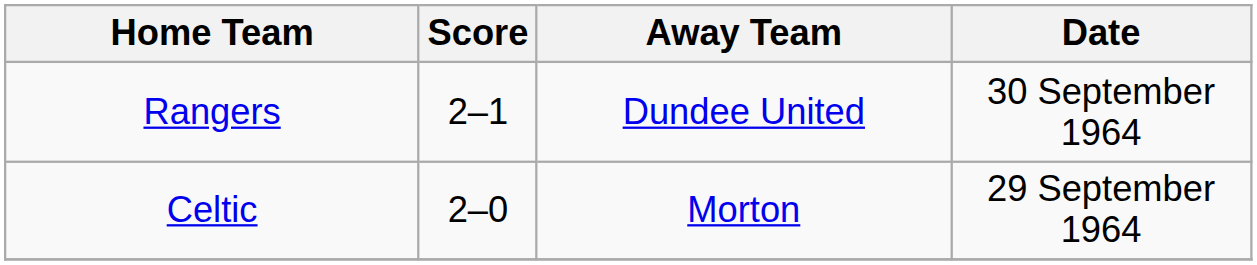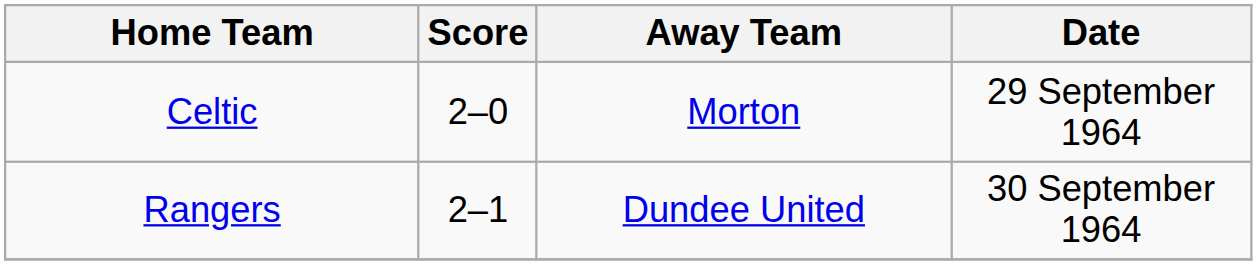rows swapped: (212, 209) <-> (212, 111)
